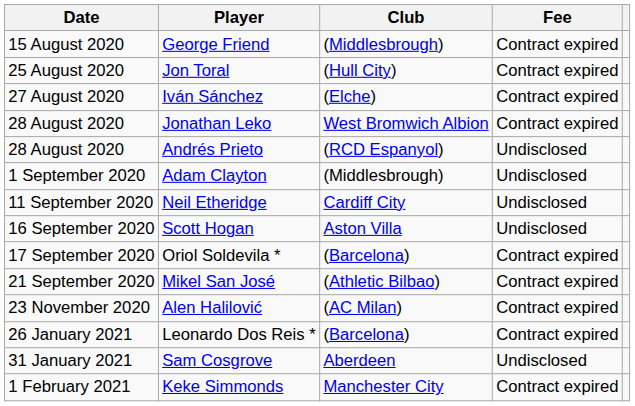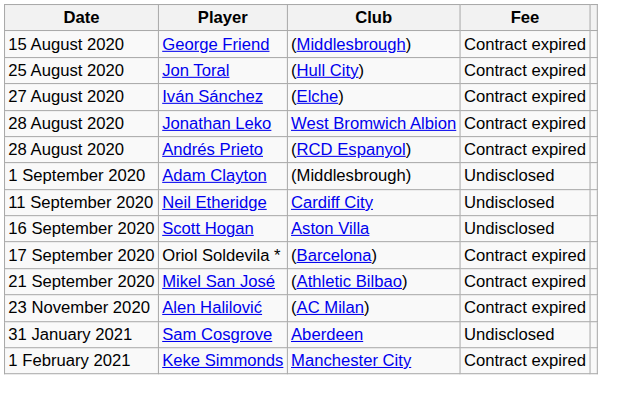(542, 149) Undisclosed -> (525, 149) Contract expired
- row: (239, 334)
